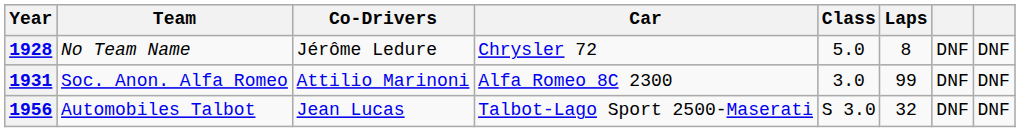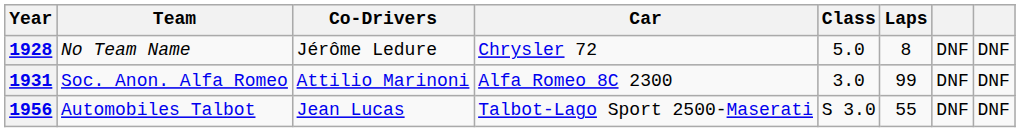(906, 110) 32 -> (906, 110) 55
